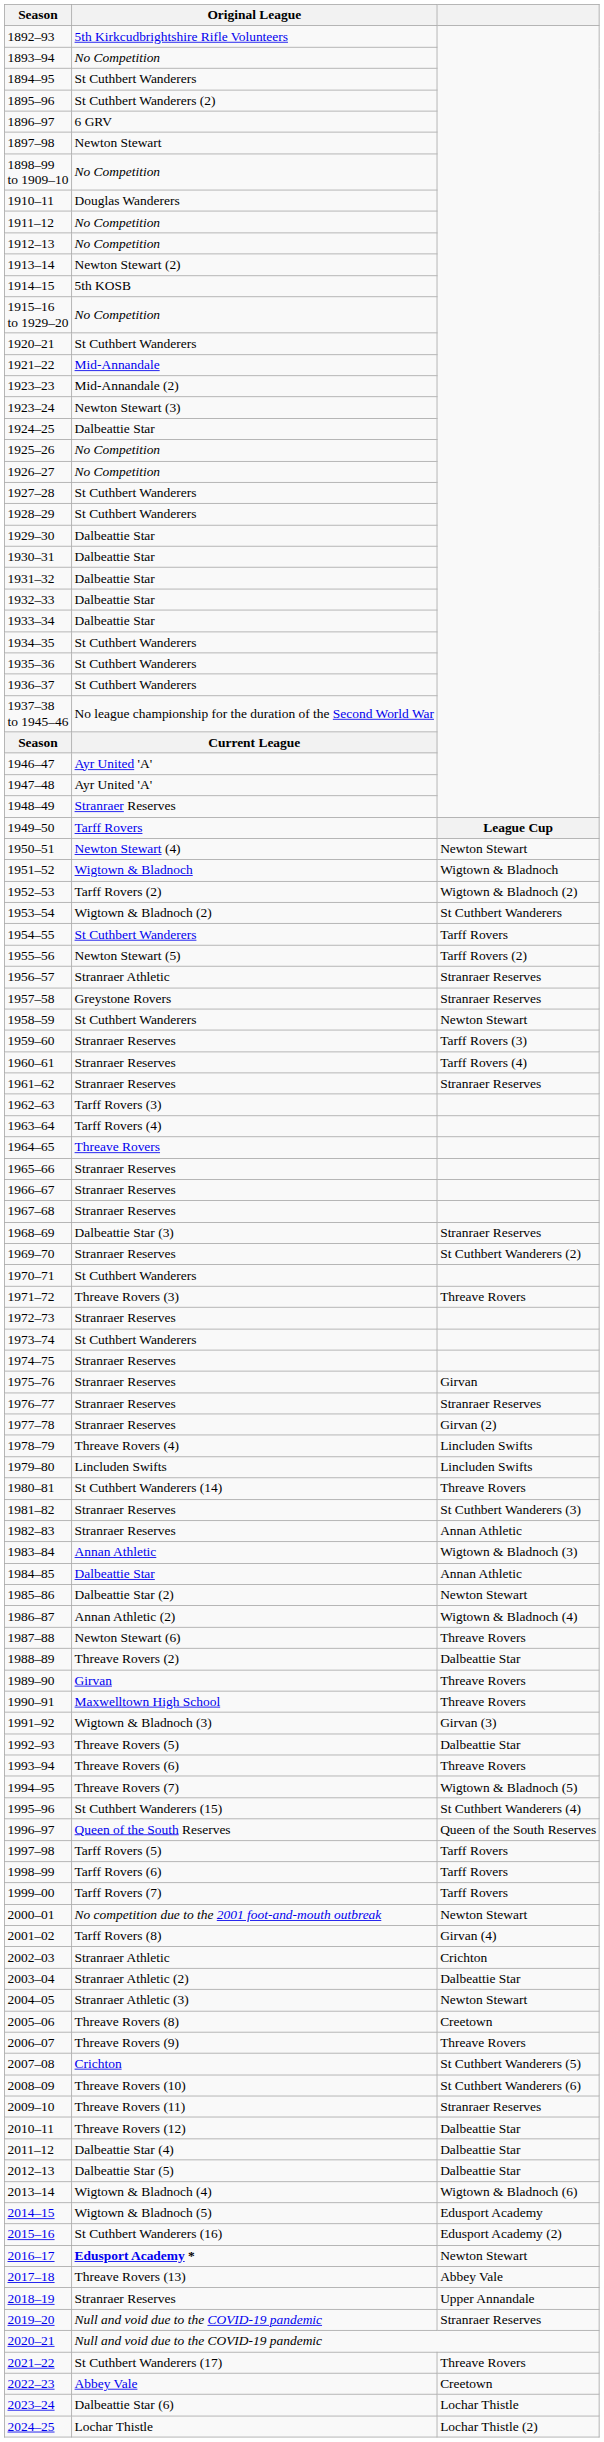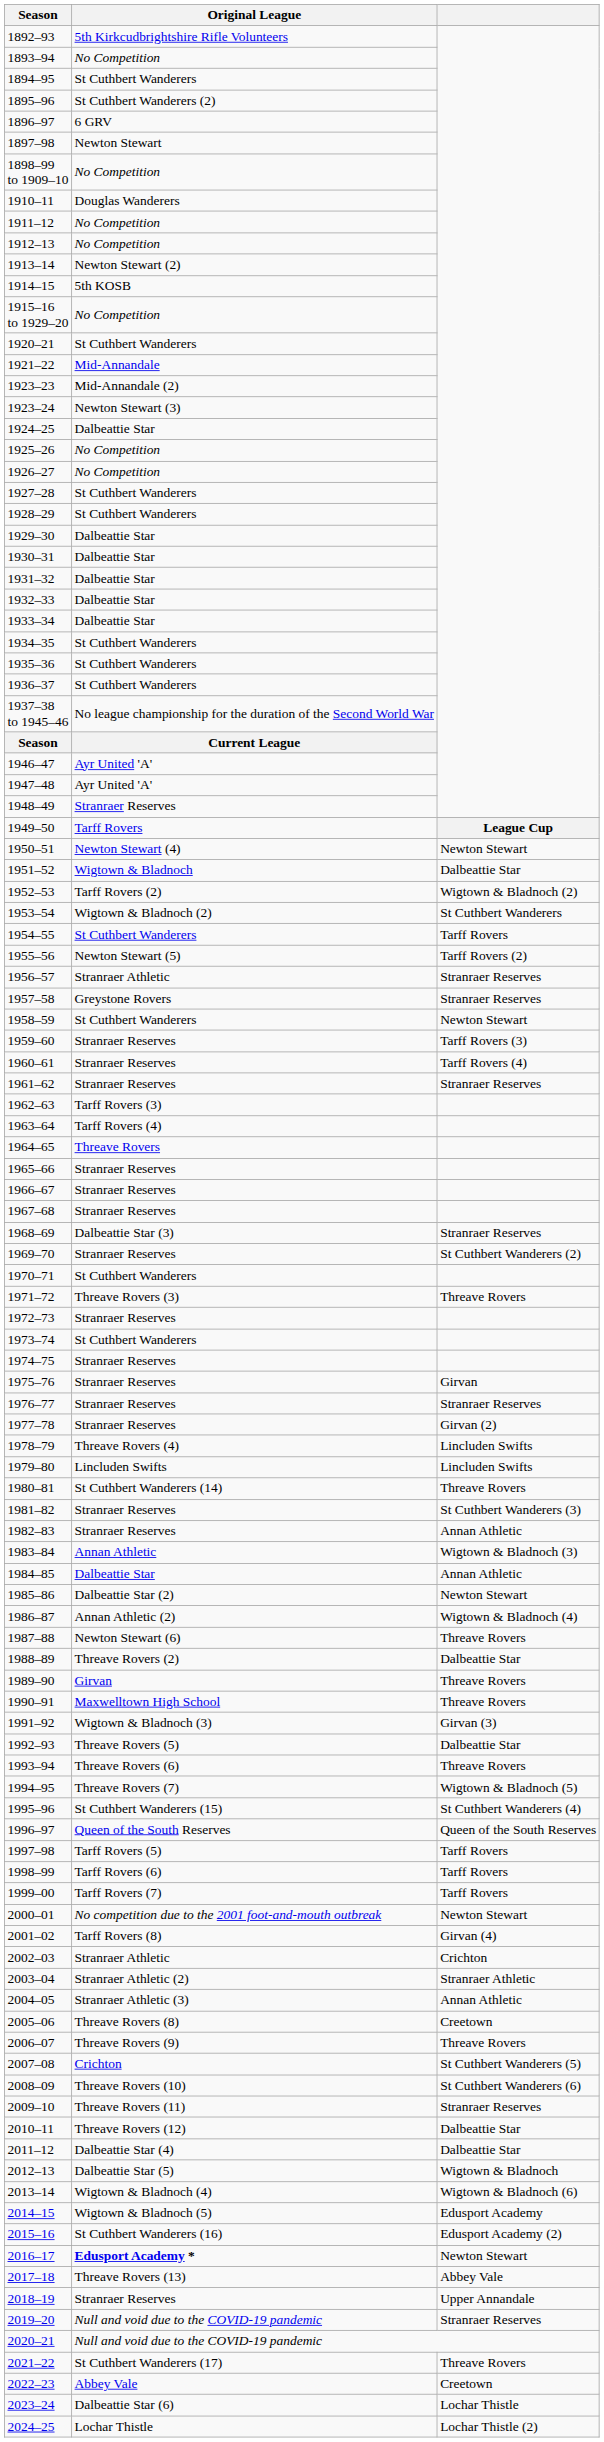(499, 870) Wigtown & Bladnoch -> (480, 870) Dalbeattie Star
(480, 1978) Dalbeattie Star -> (488, 1978) Stranraer Athletic
(484, 2000) Newton Stewart -> (481, 2000) Annan Athletic
(480, 2170) Dalbeattie Star -> (499, 2170) Wigtown & Bladnoch
